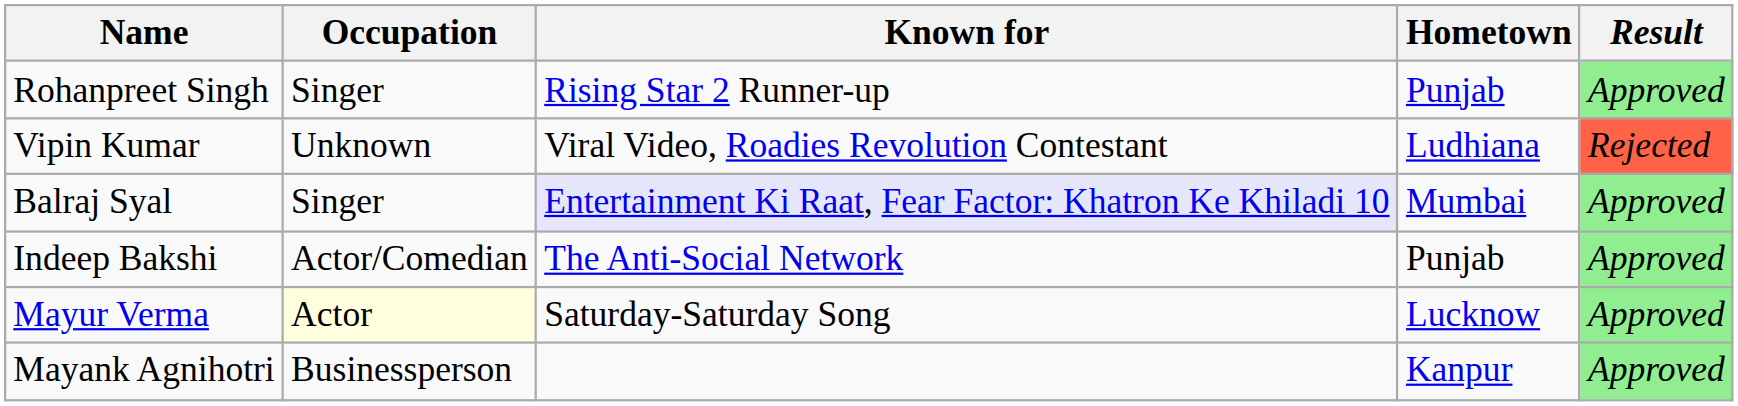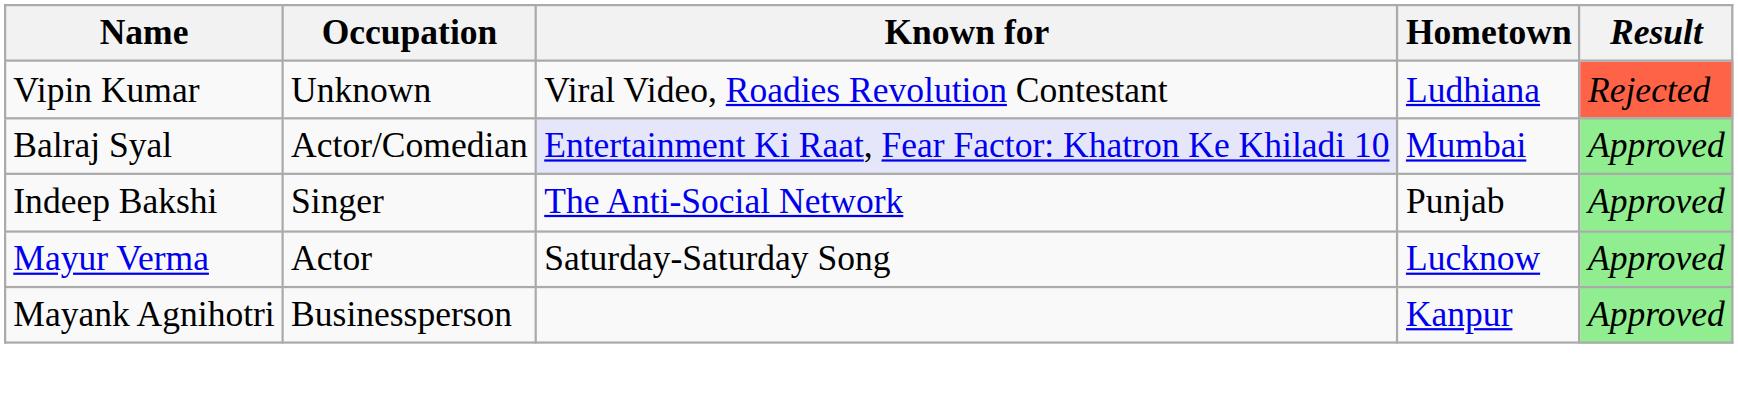- row: (141, 88)
(337, 201) Singer -> (409, 145) Actor/Comedian
(409, 257) Actor/Comedian -> (337, 201) Singer
(332, 314) lightyellow background -> (332, 257) no background
